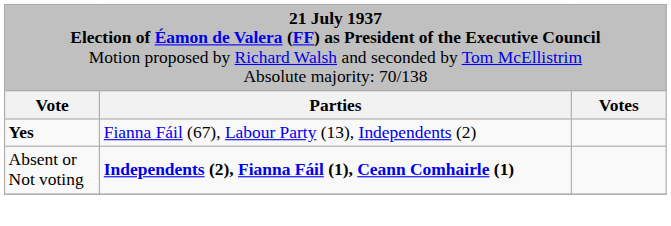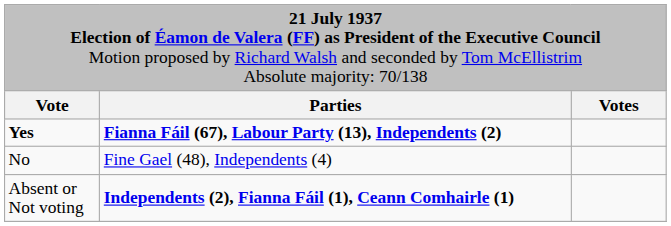(290, 132) normal -> (303, 132) bold
+ row: (19, 160)
